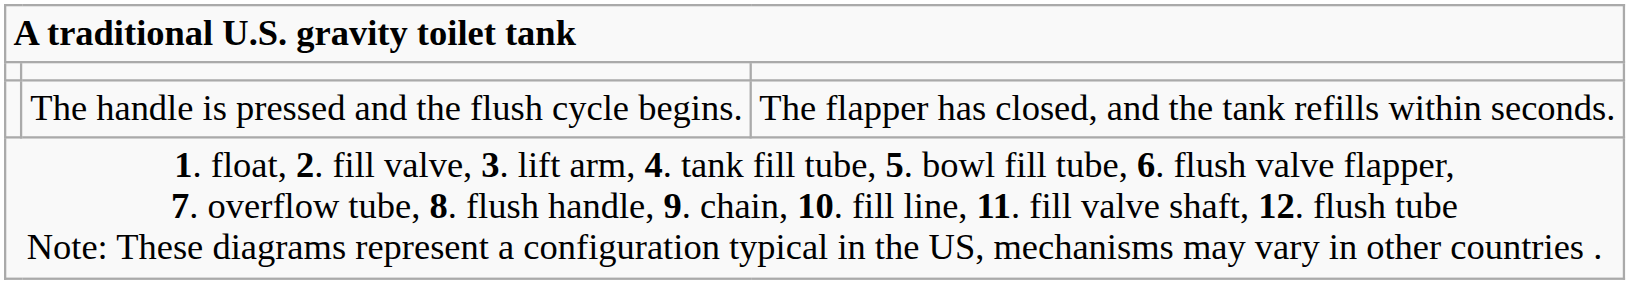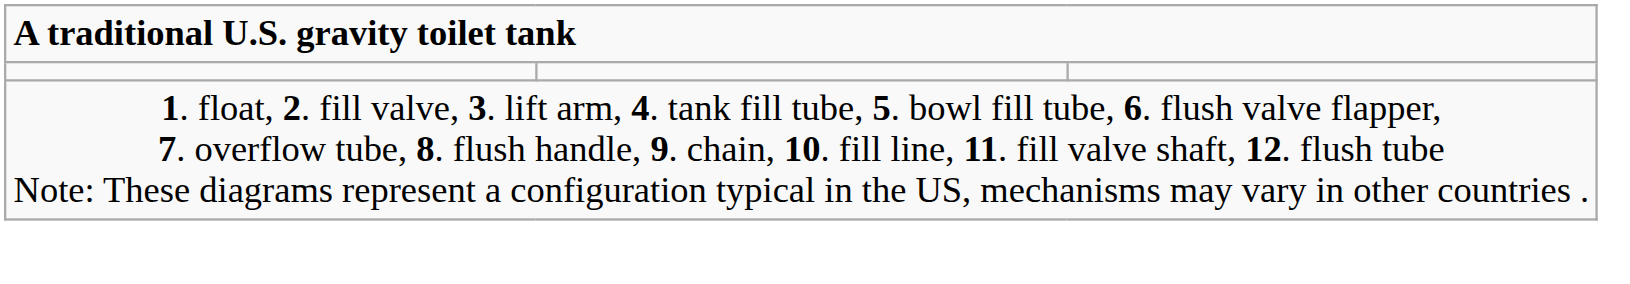- row: (386, 108)
